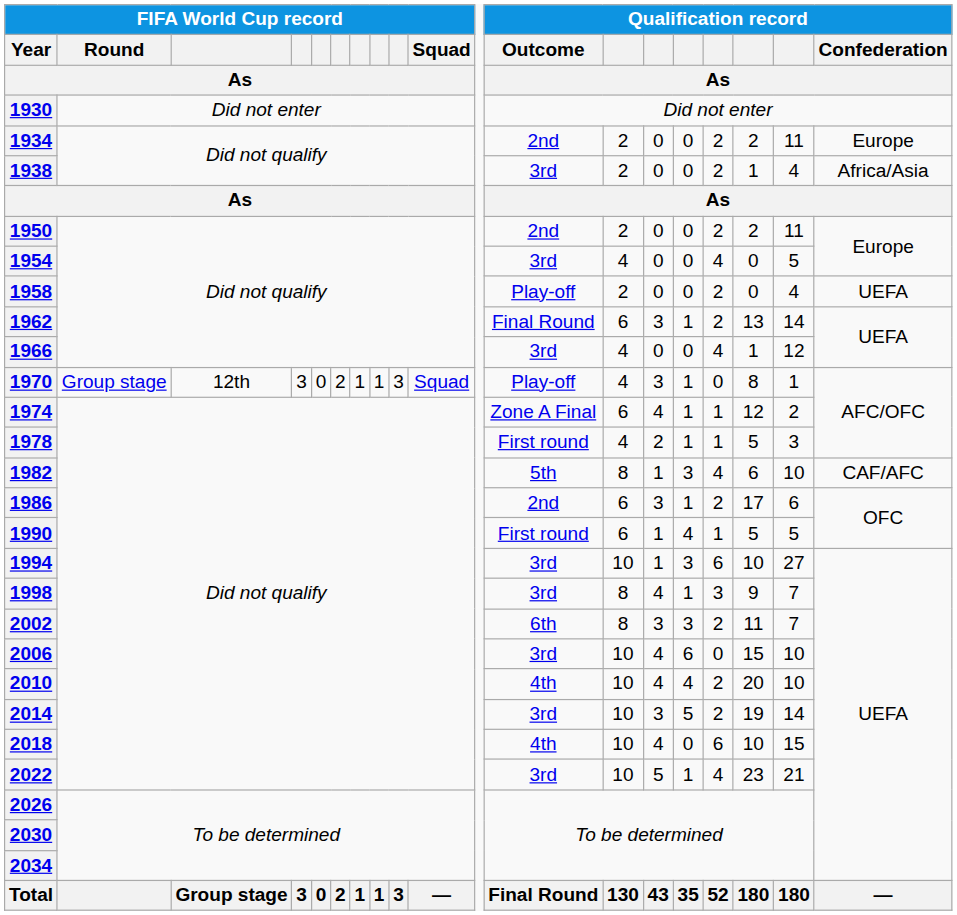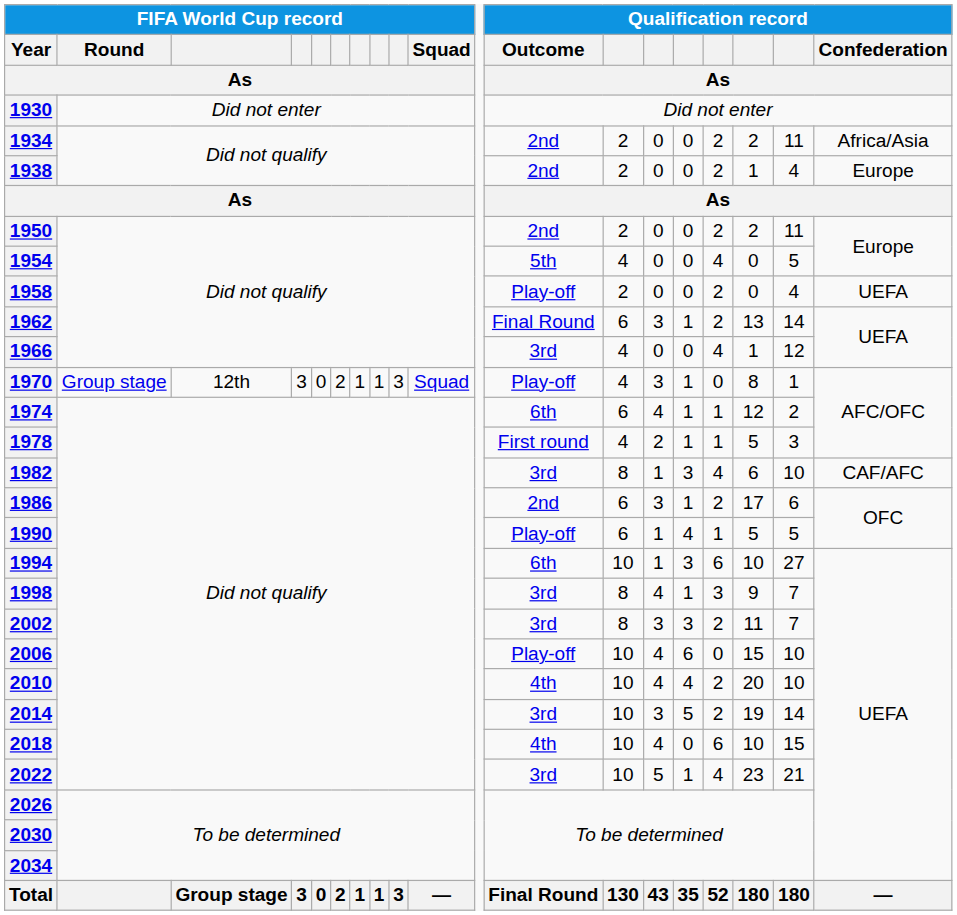(883, 140) Europe -> (883, 140) Africa/Asia
(543, 170) 3rd -> (543, 170) 2nd
(883, 170) Africa/Asia -> (883, 170) Europe
(543, 261) 3rd -> (543, 261) 5th
(543, 412) Zone A Final -> (543, 412) 6th
(543, 472) 5th -> (543, 472) 3rd
(543, 532) First round -> (543, 532) Play-off
(543, 563) 3rd -> (543, 563) 6th
(543, 623) 6th -> (543, 623) 3rd
(543, 653) 3rd -> (543, 653) Play-off
